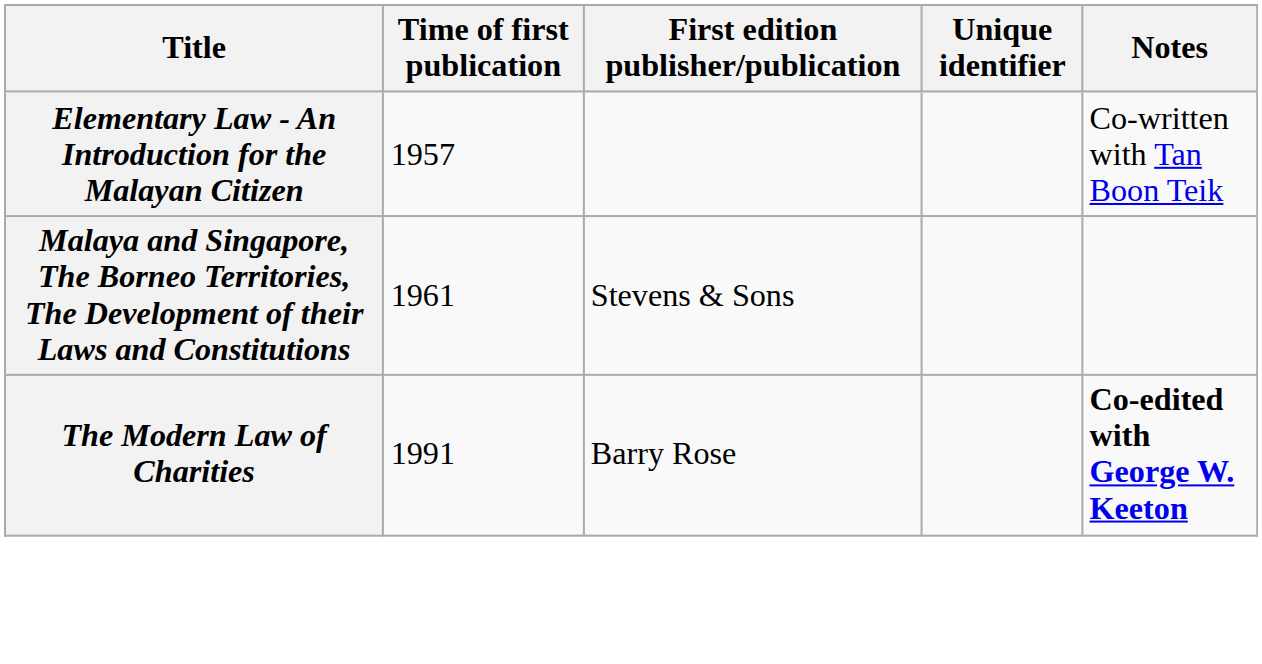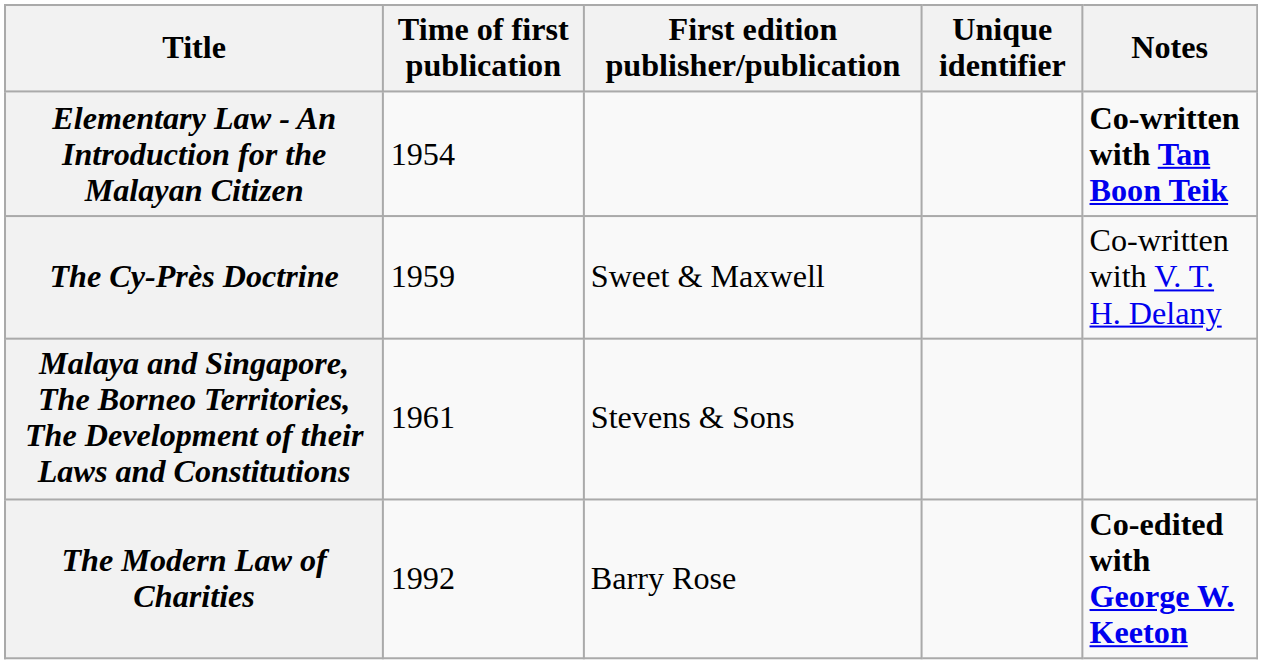(423, 153) 1957 -> (423, 153) 1954
(1159, 153) normal -> (1165, 153) bold
+ row: (194, 276)
(423, 454) 1991 -> (423, 577) 1992
